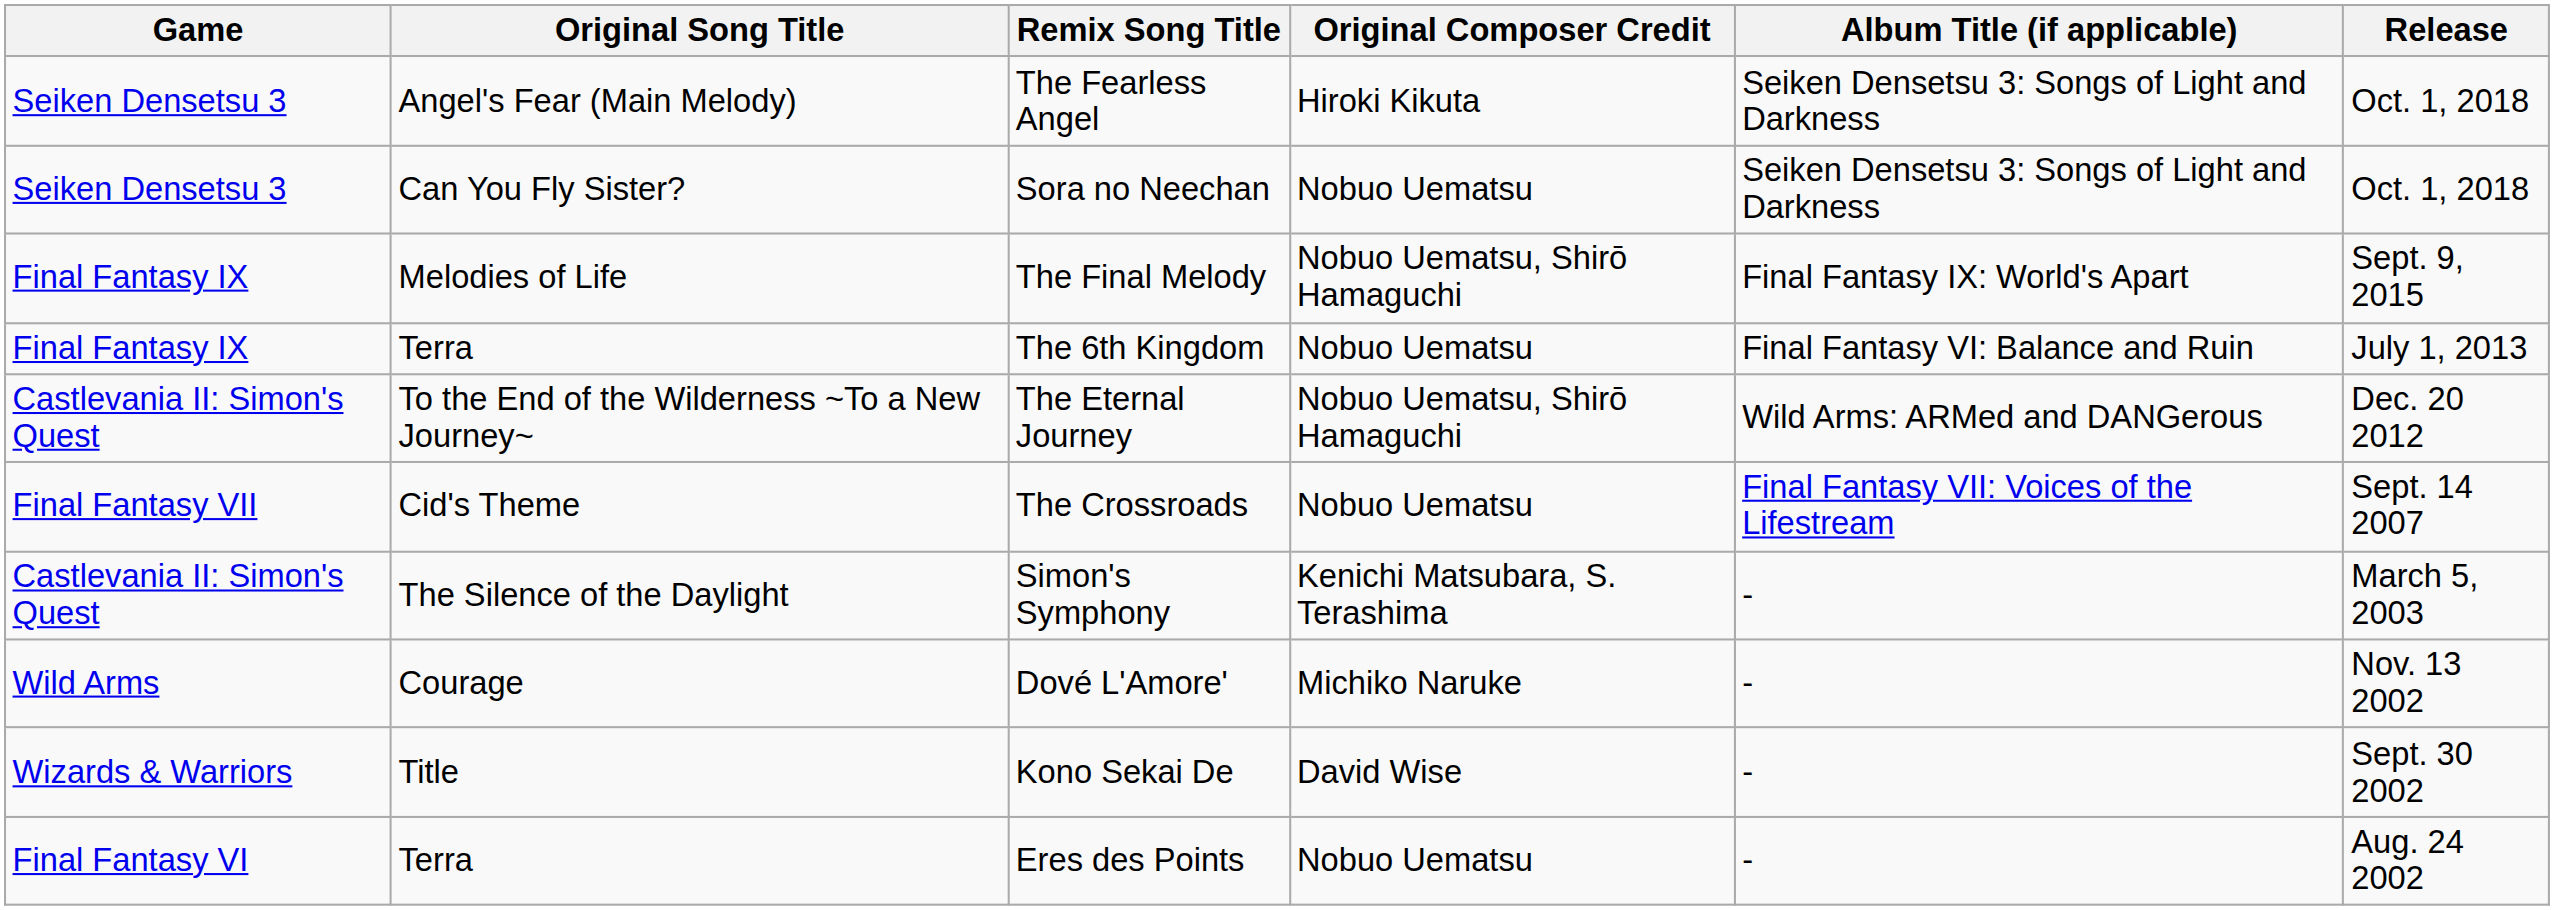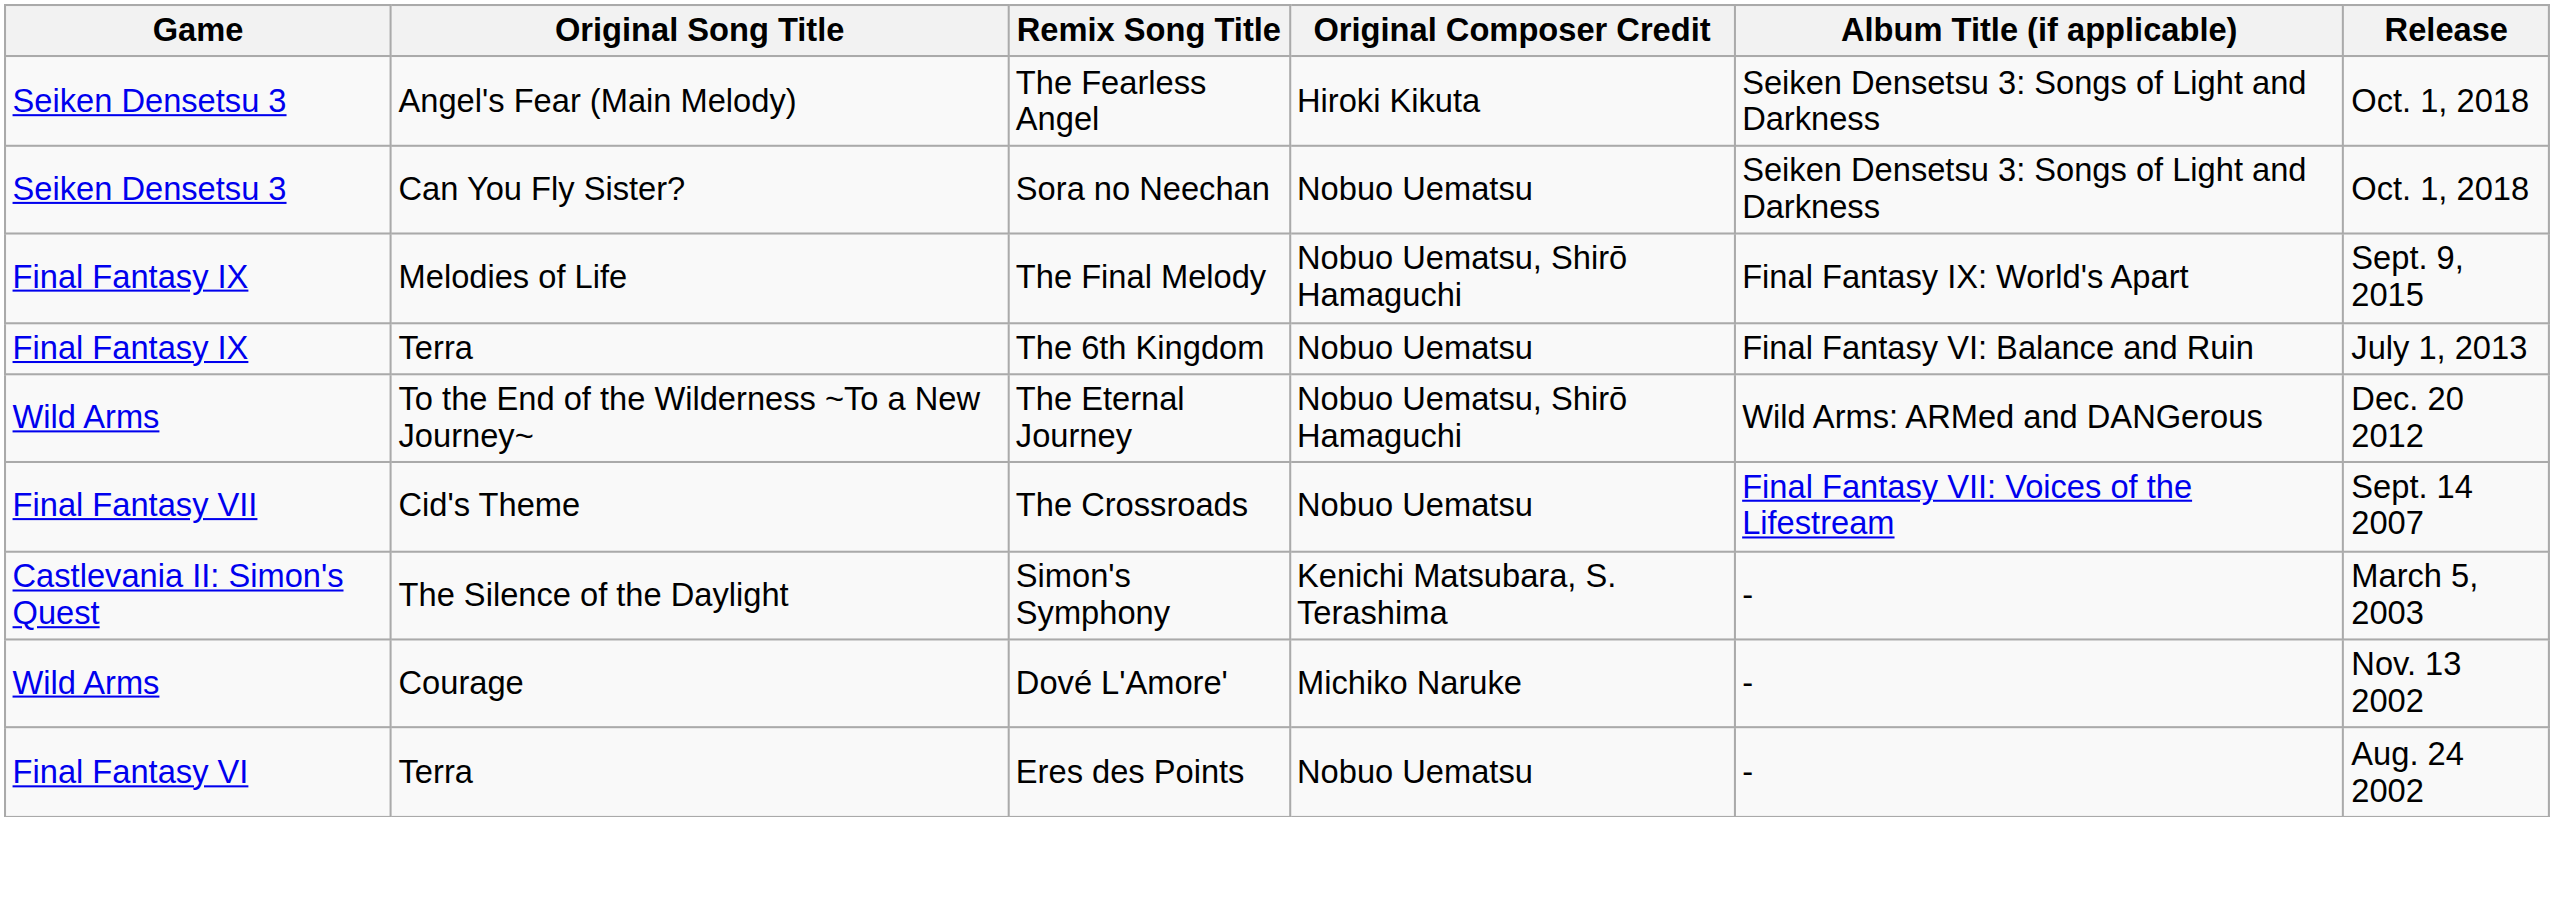(178, 417) Castlevania II: Simon's Quest -> (86, 417) Wild Arms
- row: (1125, 771)
